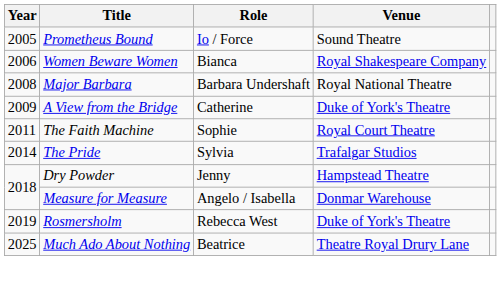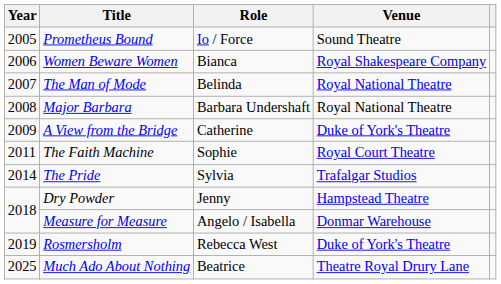+ row: (95, 84)
